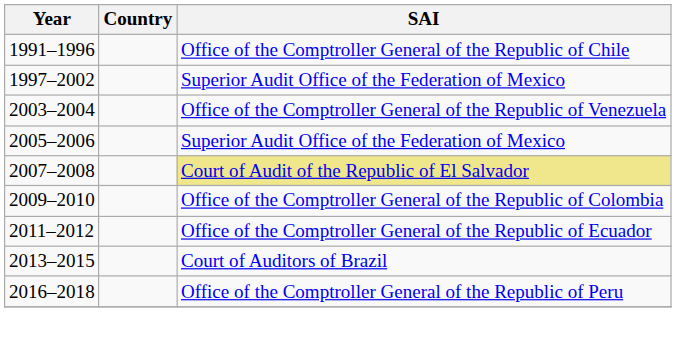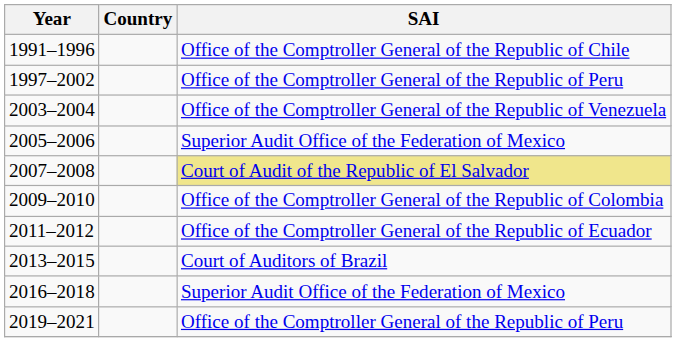(373, 79) Superior Audit Office of the Federation of Mexico -> (402, 79) Office of the Comptroller General of the Republic of Peru
(402, 291) Office of the Comptroller General of the Republic of Peru -> (373, 291) Superior Audit Office of the Federation of Mexico
+ row: (52, 321)
